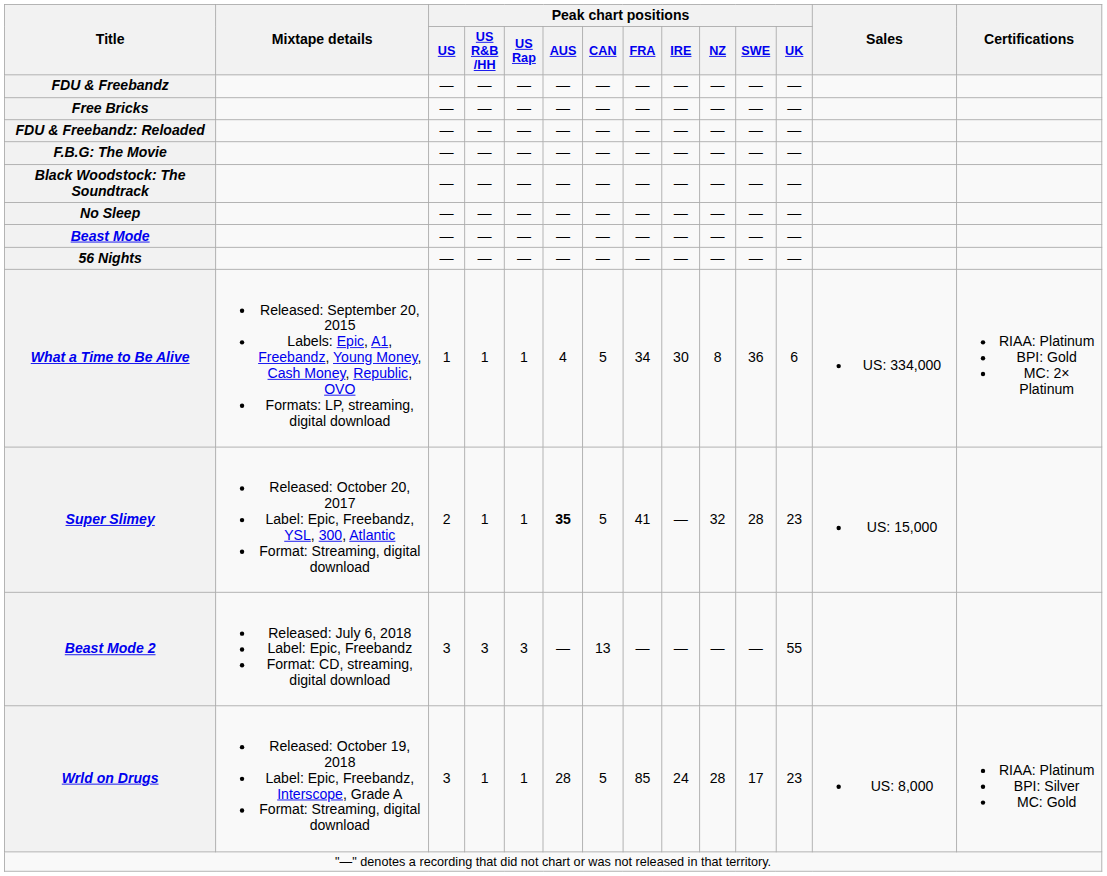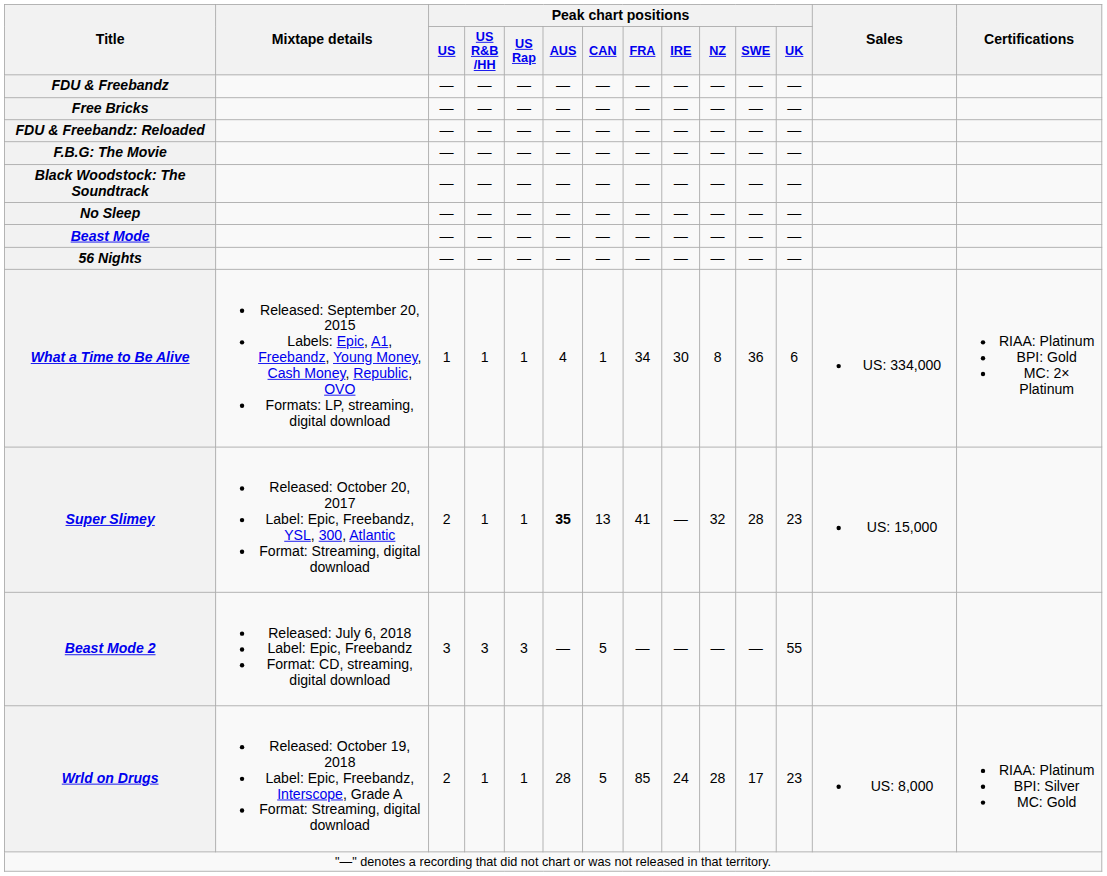(603, 358) 5 -> (603, 358) 1
(603, 519) 5 -> (603, 519) 13
(603, 649) 13 -> (603, 649) 5
(447, 778) 3 -> (447, 778) 2
